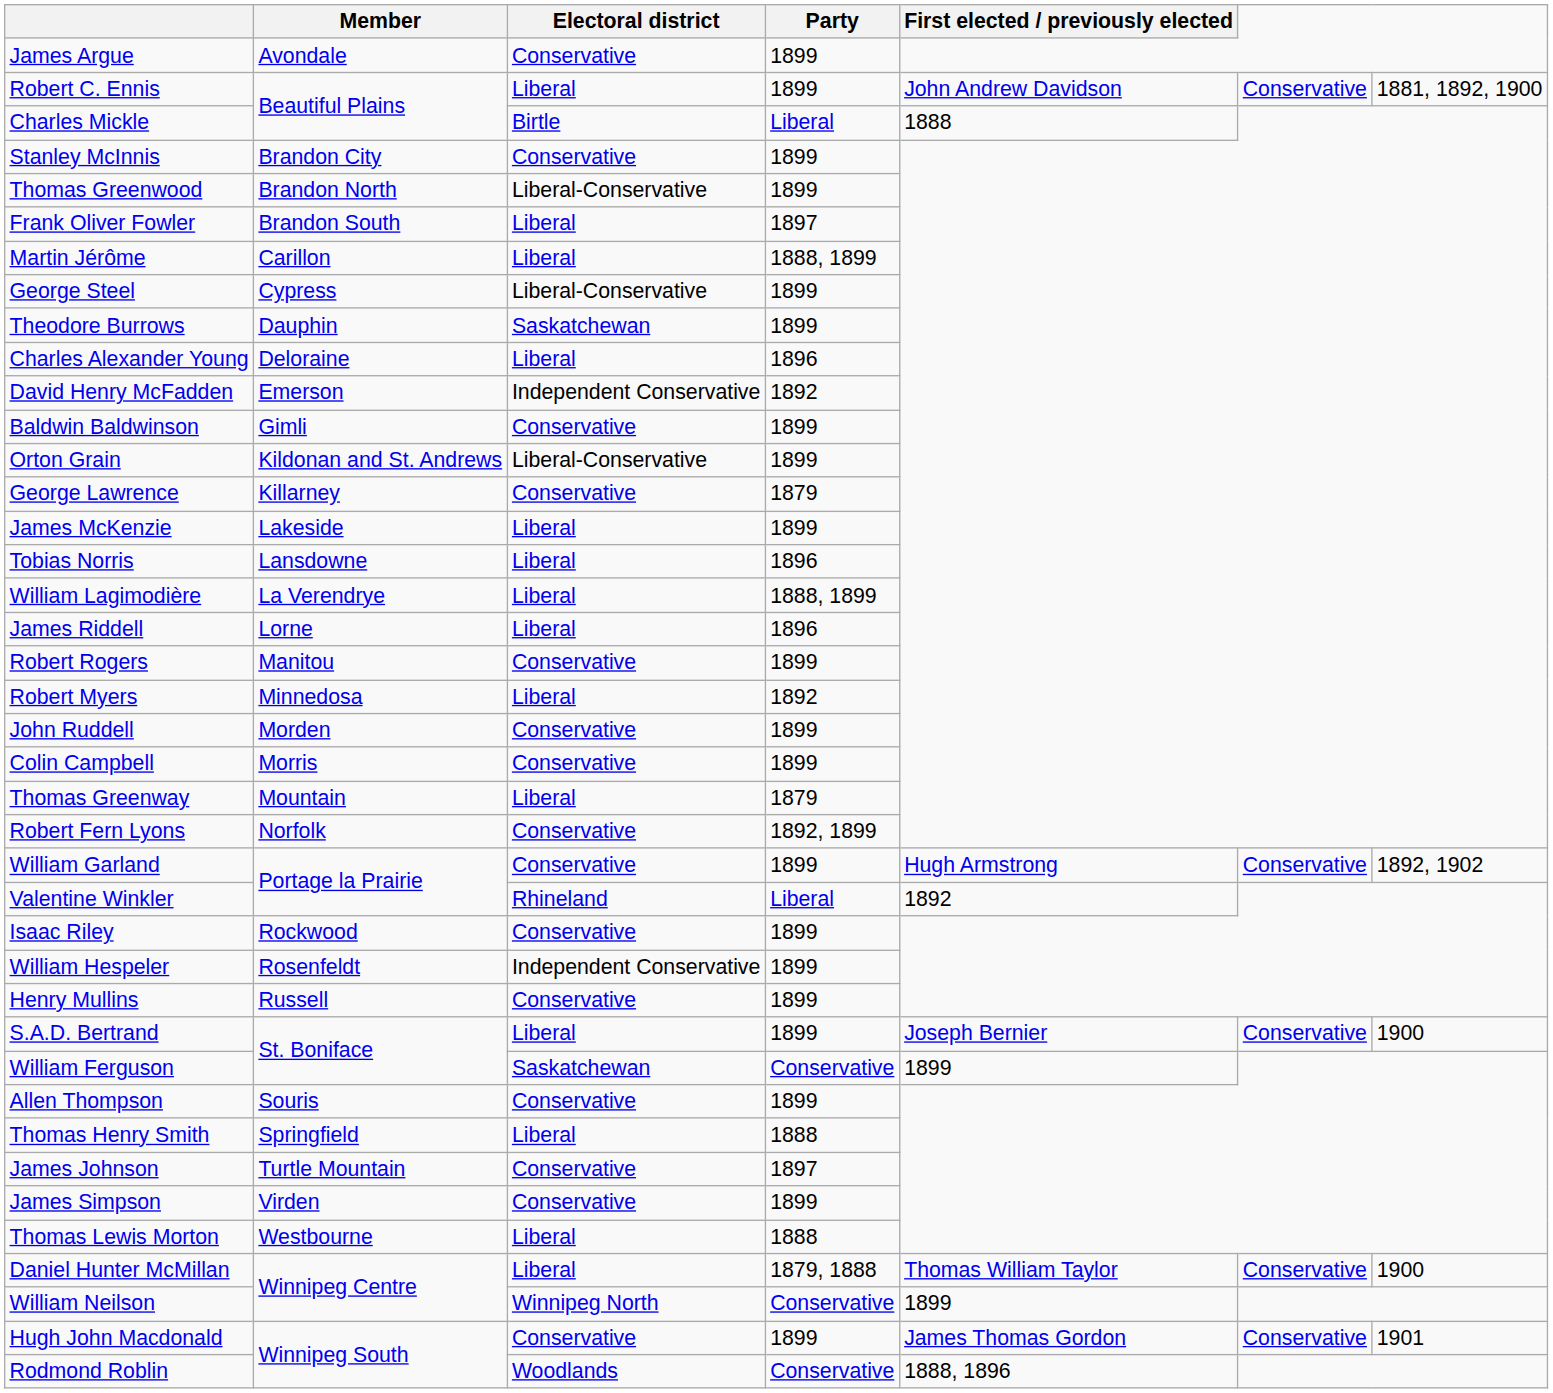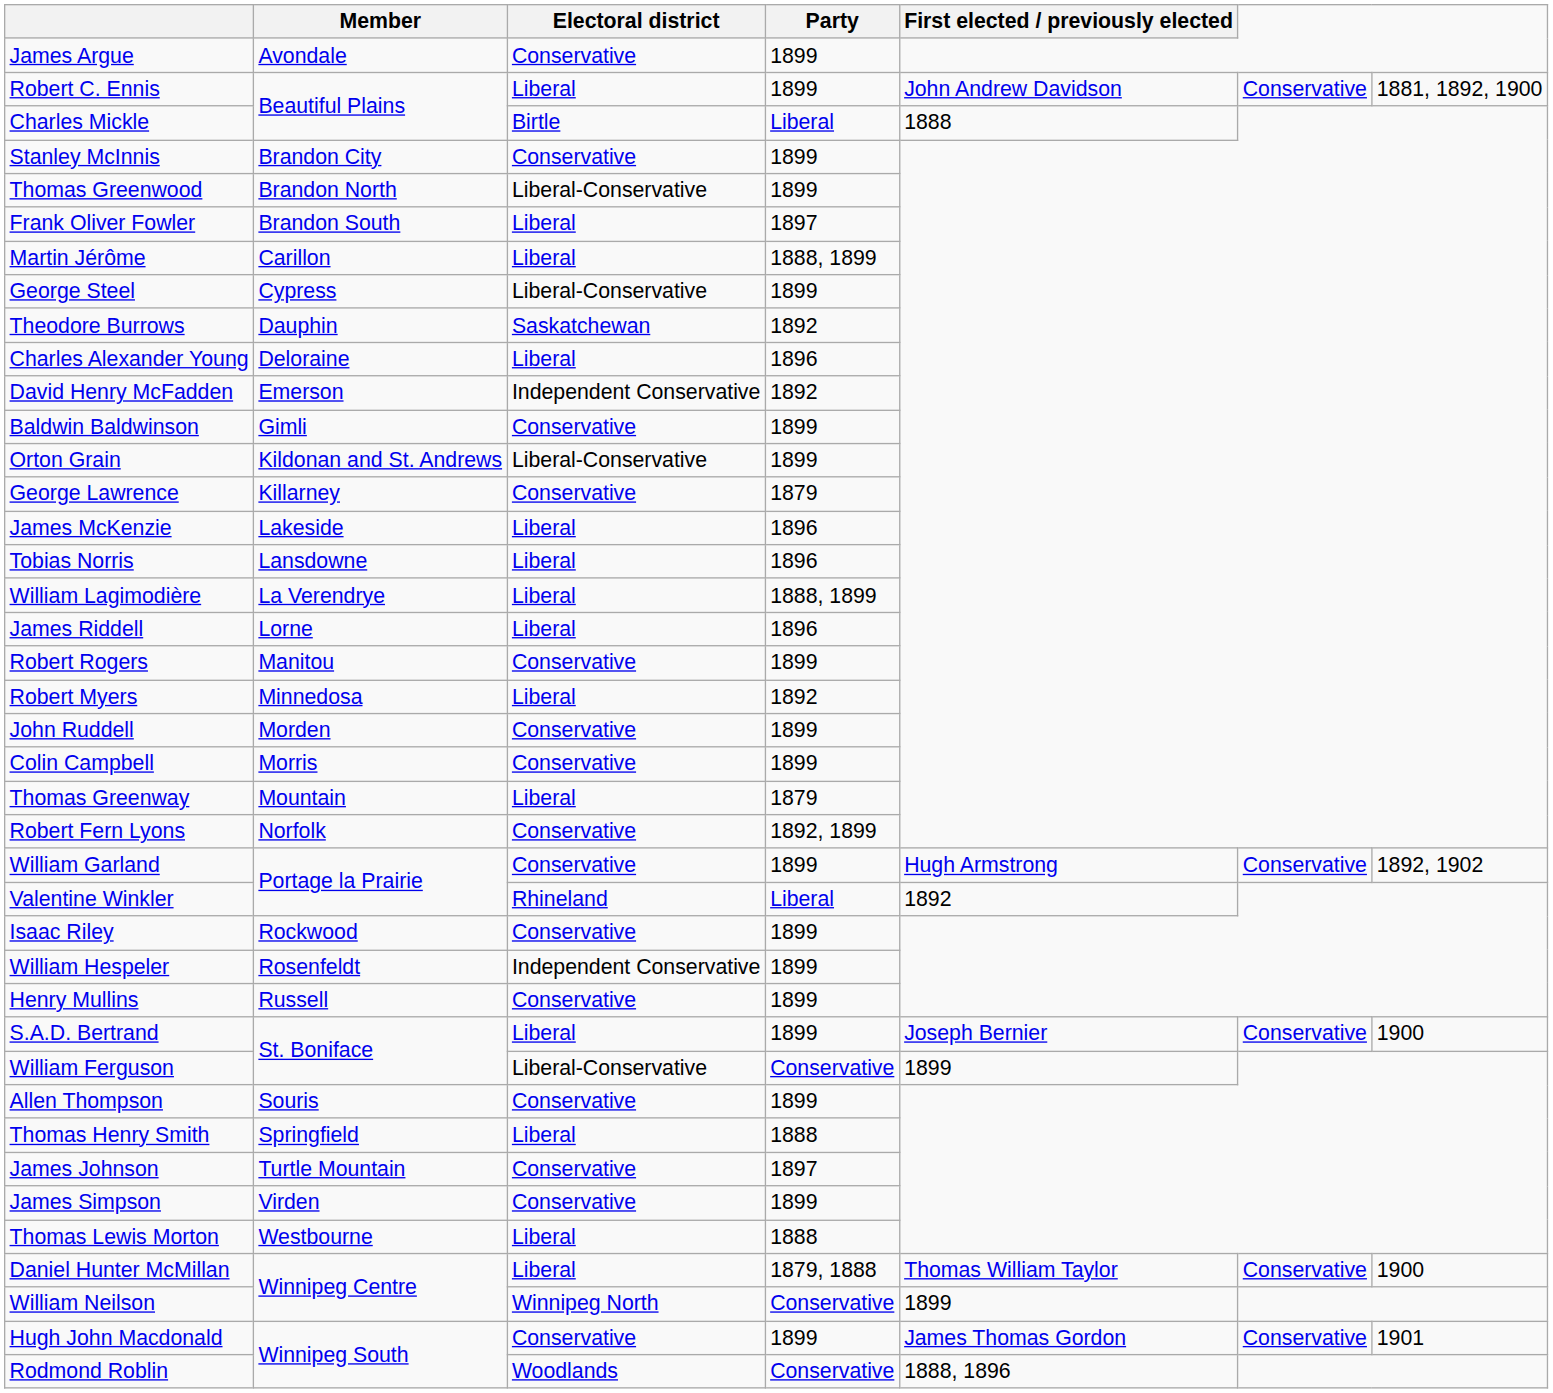(794, 325) 1899 -> (794, 325) 1892
(794, 527) 1899 -> (794, 527) 1896
(581, 1067) Saskatchewan -> (609, 1067) Liberal-Conservative
